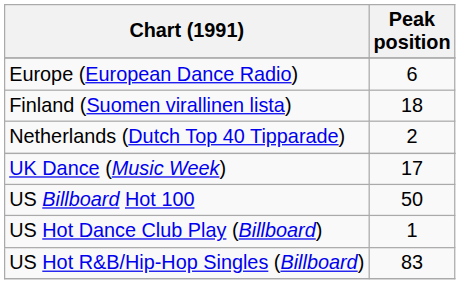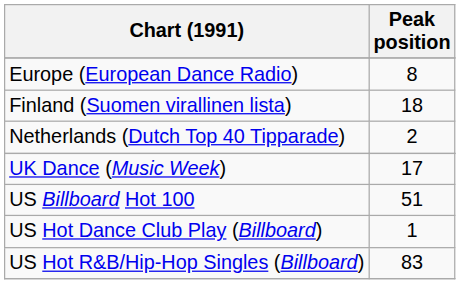(412, 74) 6 -> (412, 74) 8
(412, 199) 50 -> (412, 199) 51
